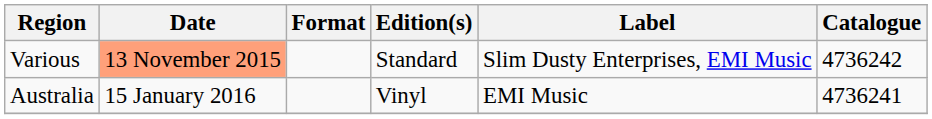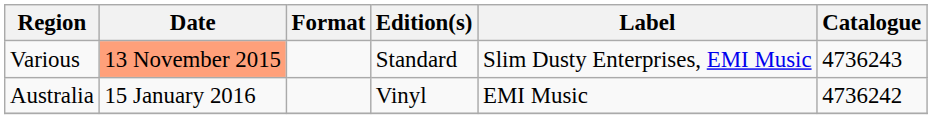(862, 58) 4736242 -> (862, 58) 4736243
(862, 95) 4736241 -> (862, 95) 4736242
